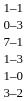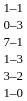rows swapped: (13, 93) <-> (13, 76)
